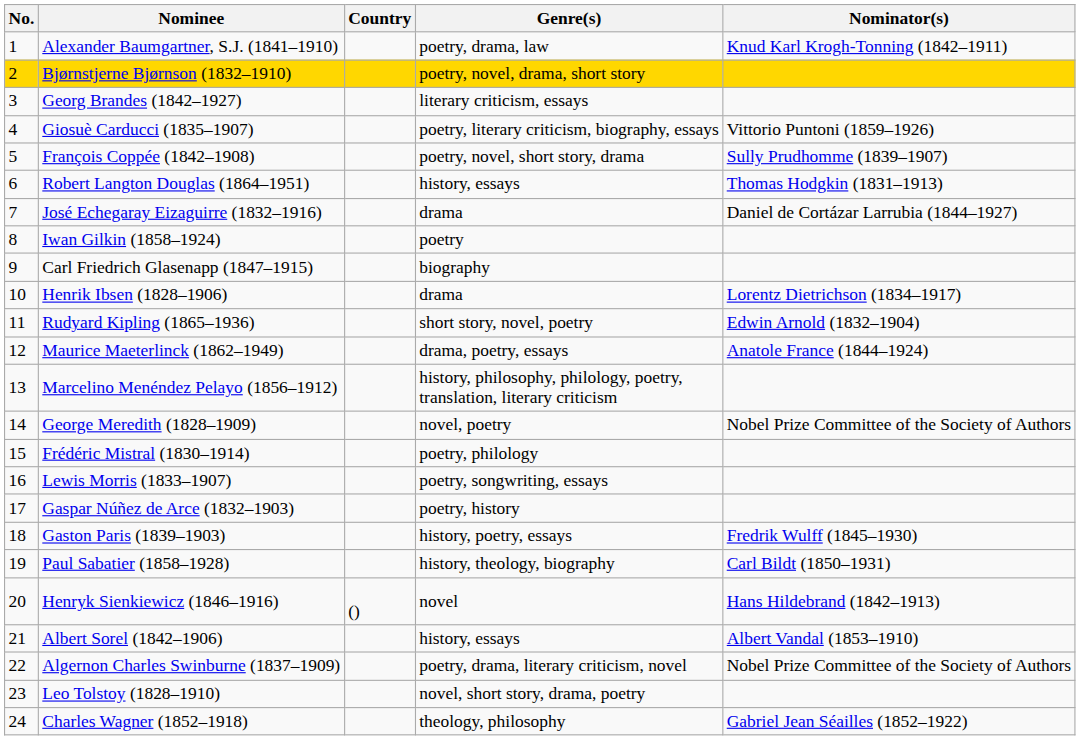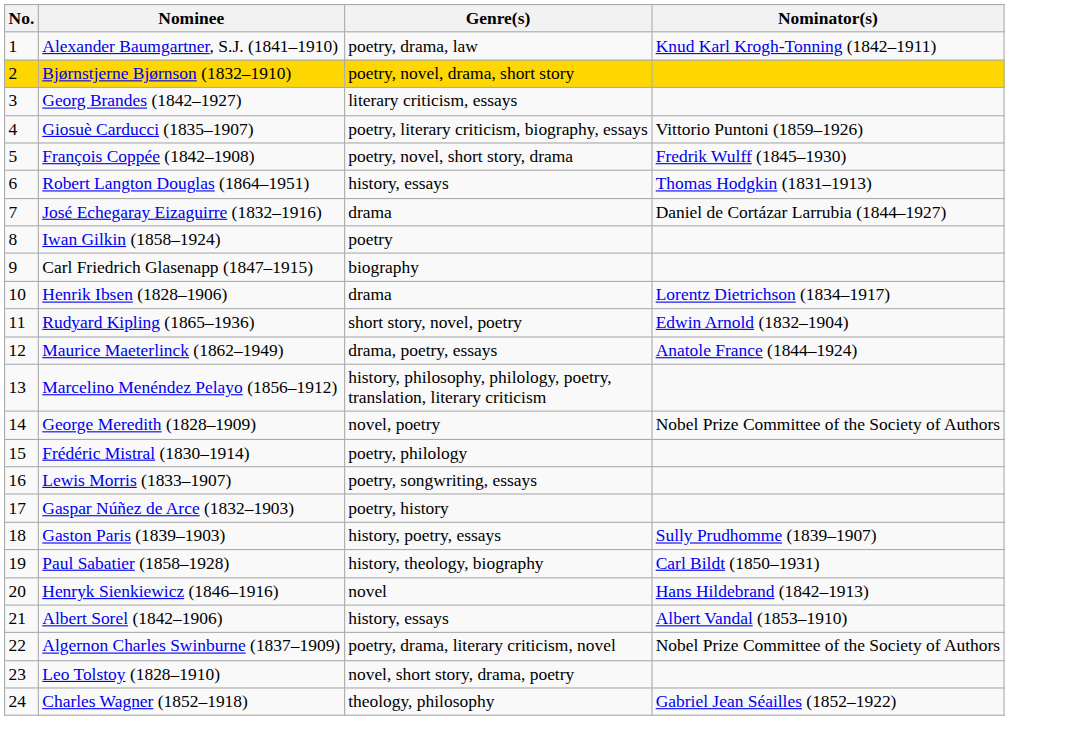- column: (380, 18)
(837, 156) Sully Prudhomme (1839–1907) -> (751, 156) Fredrik Wulff (1845–1930)
(822, 535) Fredrik Wulff (1845–1930) -> (766, 535) Sully Prudhomme (1839–1907)
